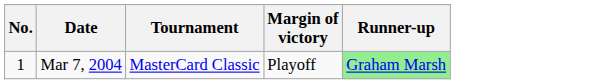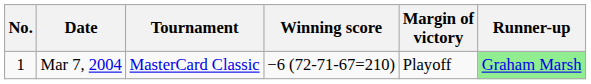+ column: (331, 28)
